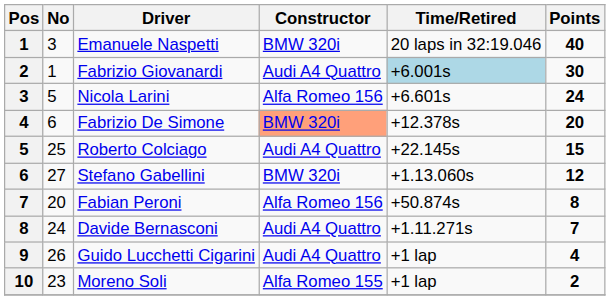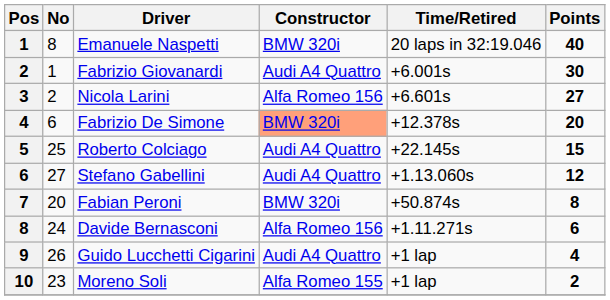(52, 44) 3 -> (52, 44) 8
(421, 70) lightblue background -> (421, 70) no background
(52, 96) 5 -> (52, 96) 2
(575, 96) 24 -> (575, 96) 27
(301, 176) BMW 320i -> (322, 176) Audi A4 Quattro
(323, 202) Alfa Romeo 156 -> (301, 202) BMW 320i
(322, 228) Audi A4 Quattro -> (323, 228) Alfa Romeo 156
(575, 228) 7 -> (575, 228) 6
